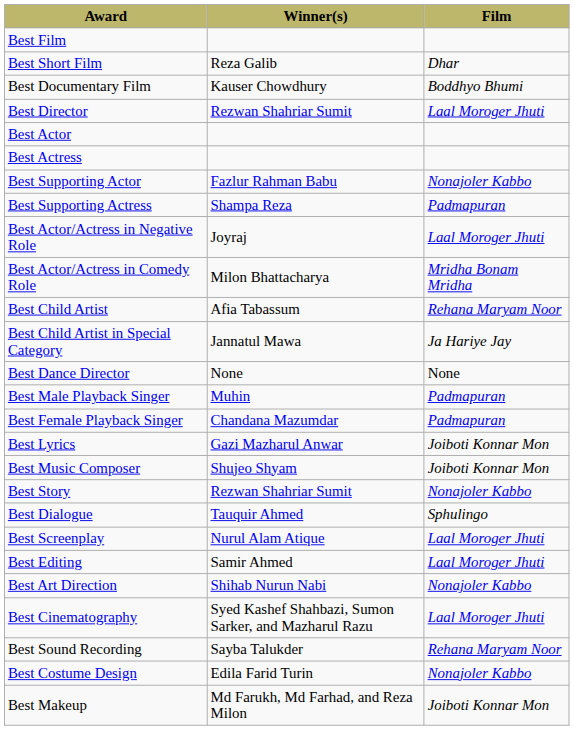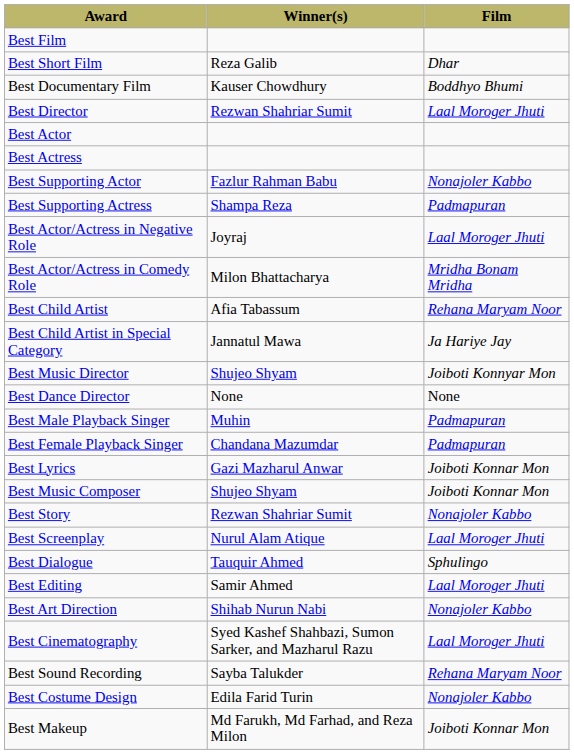+ row: (68, 373)
rows swapped: (56, 538) <-> (50, 514)
